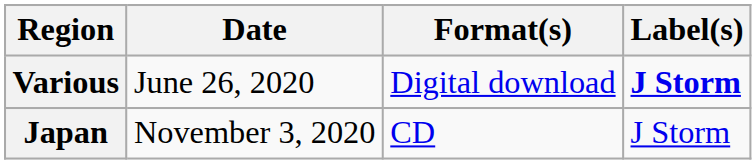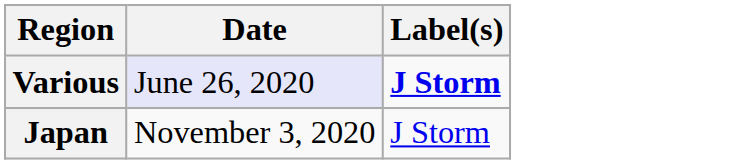- column: (503, 30)
(224, 81) no background -> (224, 81) lavender background
